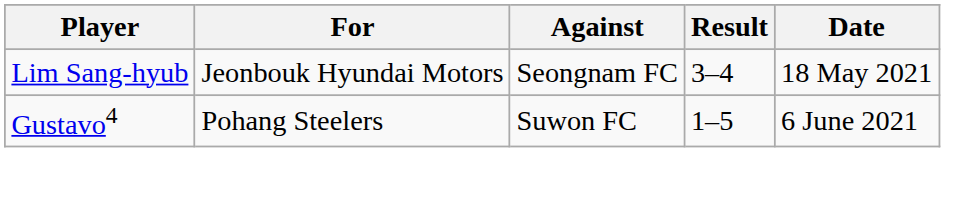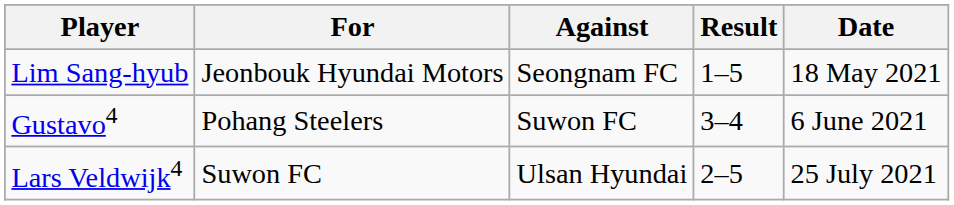(712, 71) 3–4 -> (722, 71) 1–5
(712, 120) 1–5 -> (722, 120) 3–4
+ row: (97, 173)
